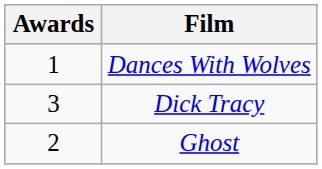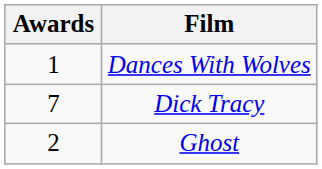(53, 103) 3 -> (53, 103) 7
